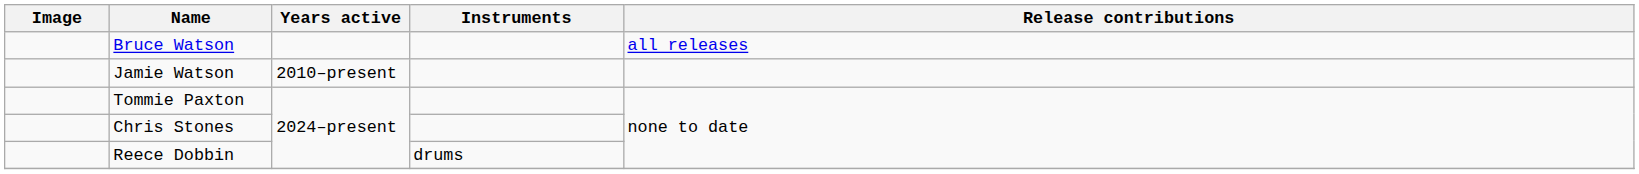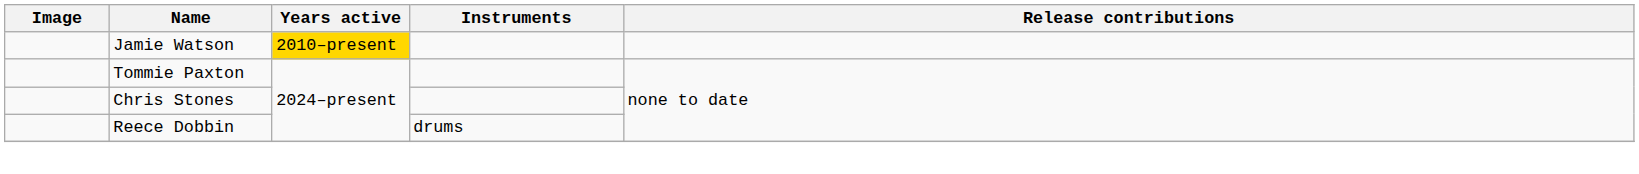- row: (174, 46)
(337, 73) no background -> (337, 46) gold background
